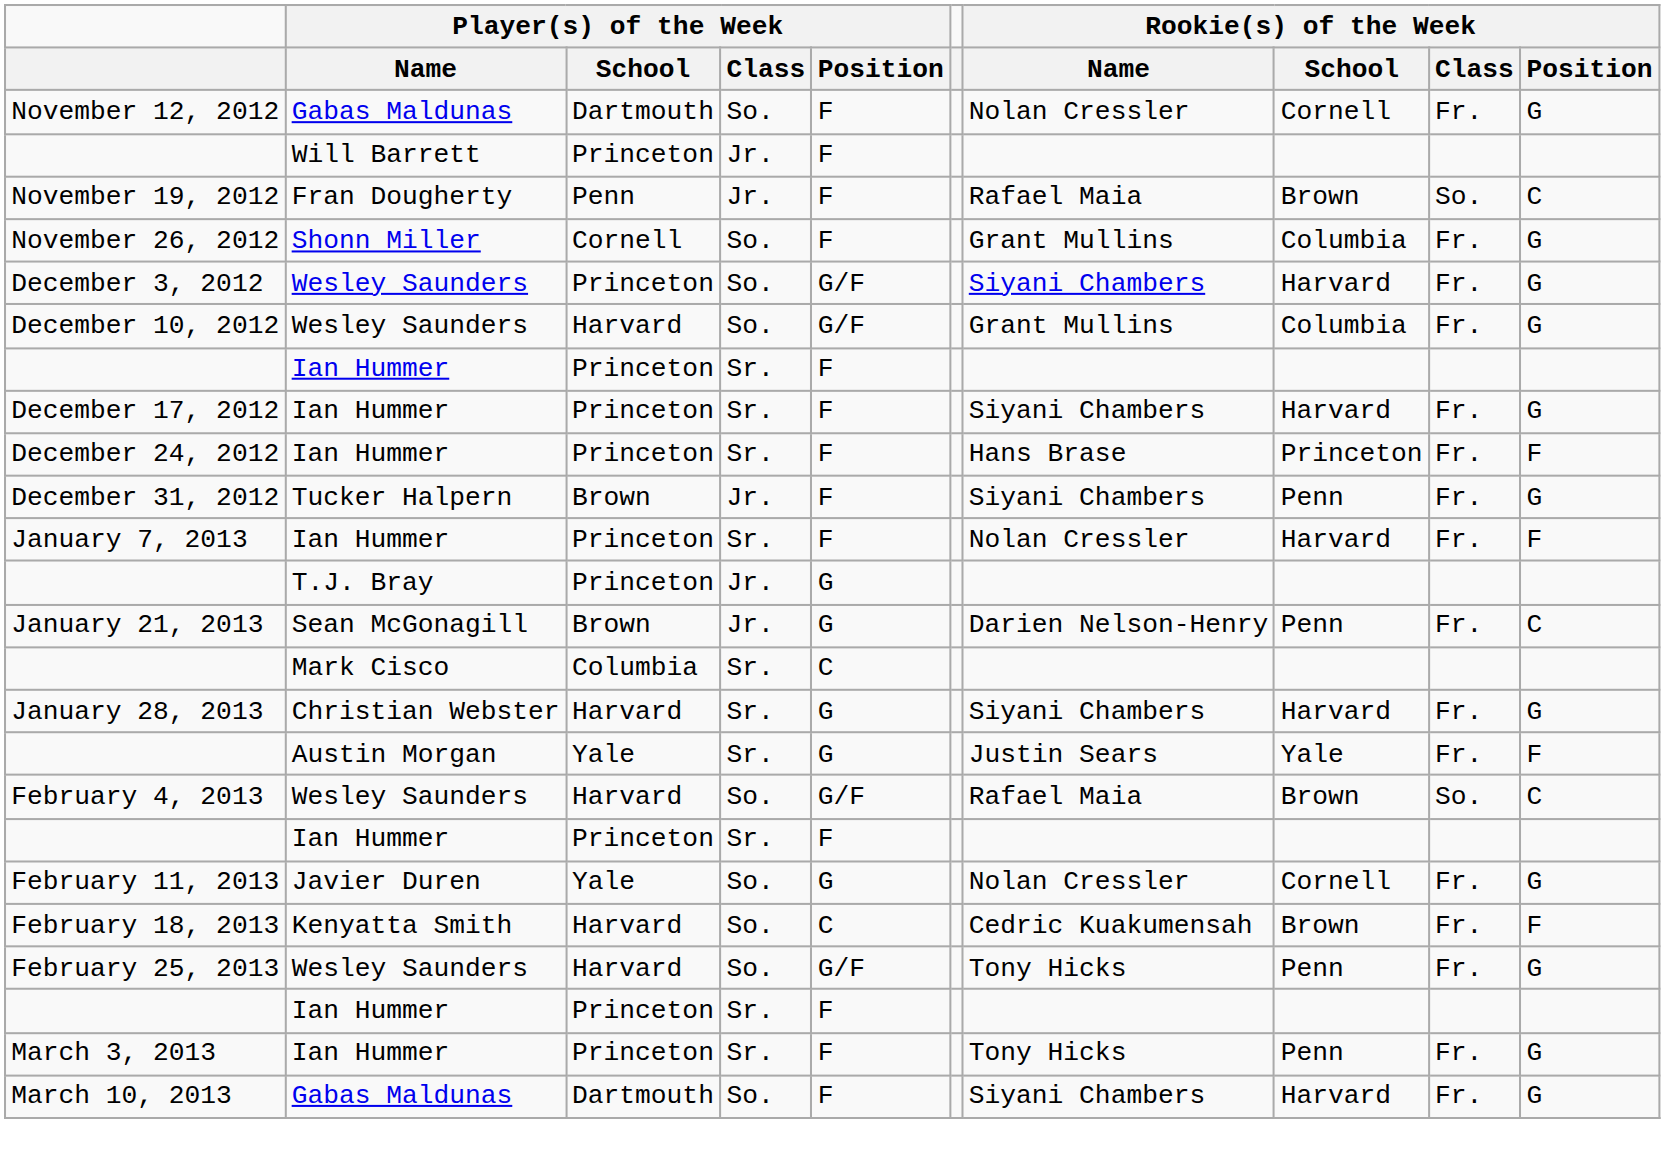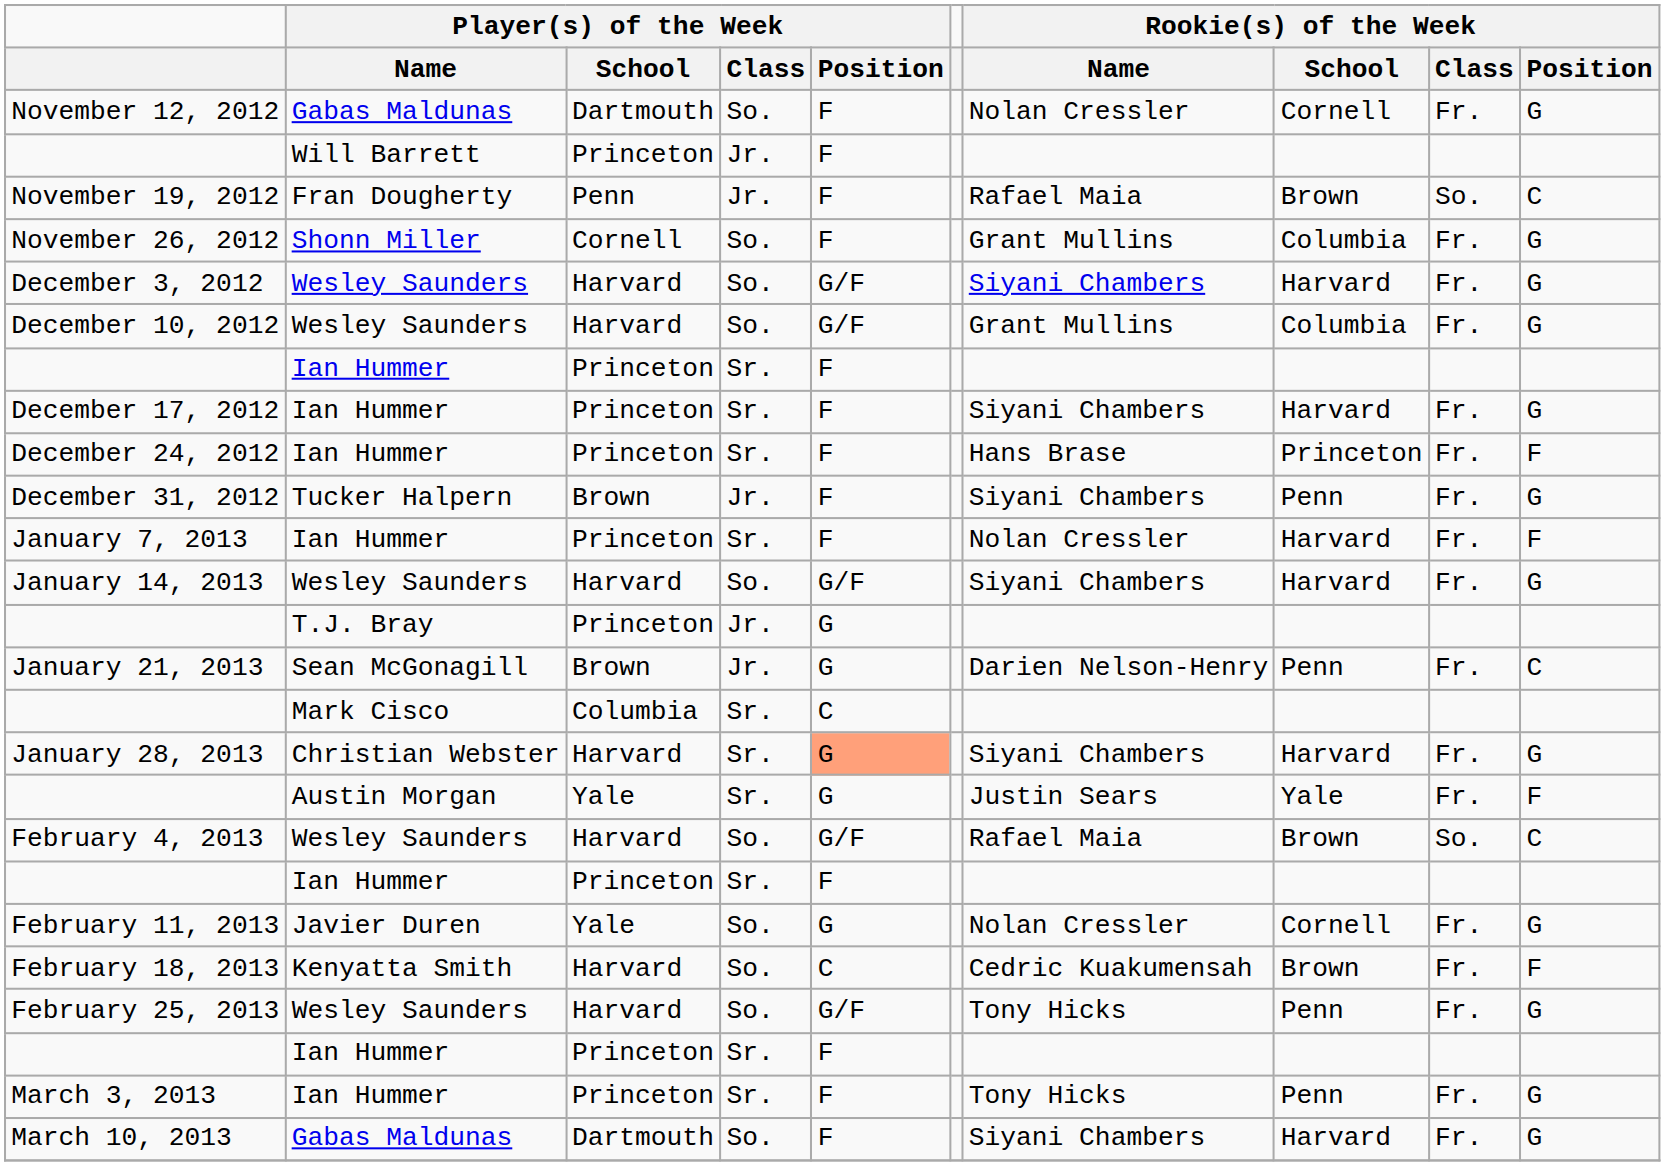(643, 283) Princeton -> (627, 283) Harvard
+ row: (137, 583)
(826, 711) no background -> (826, 754) lightsalmon background
